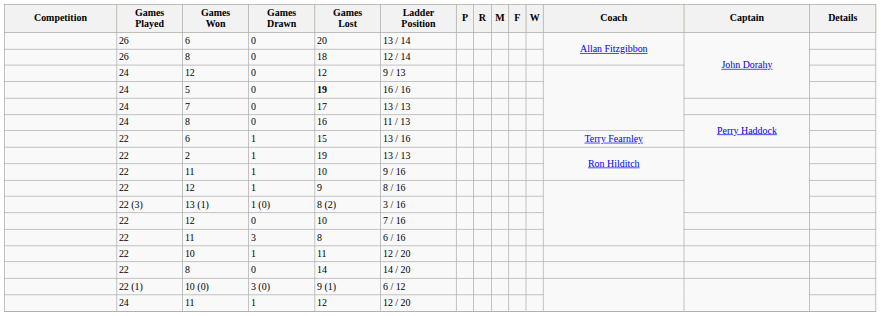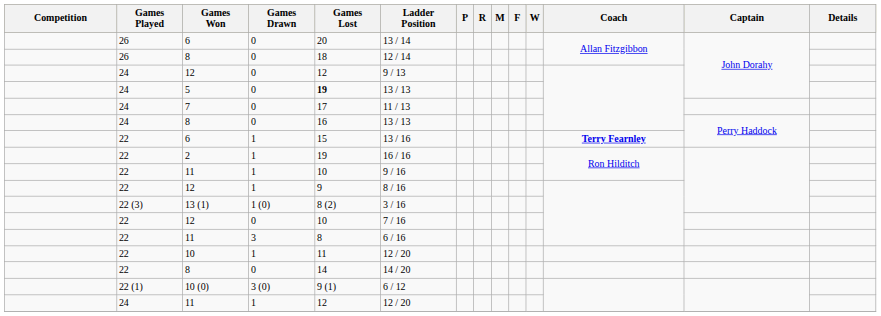(397, 90) 16 / 16 -> (397, 90) 13 / 13
(397, 106) 13 / 13 -> (397, 106) 11 / 13
(397, 123) 11 / 13 -> (397, 123) 13 / 13
(614, 139) normal -> (614, 139) bold
(397, 155) 13 / 13 -> (397, 155) 16 / 16
